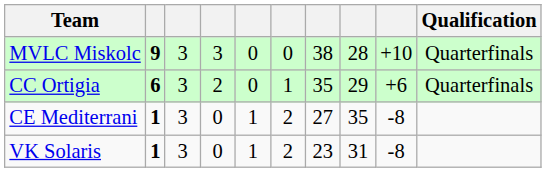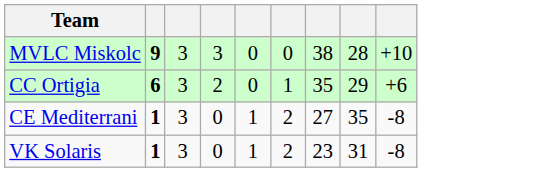- column: (479, 20)
